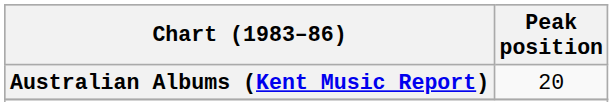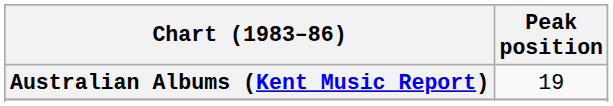(551, 82) 20 -> (551, 82) 19
